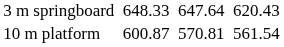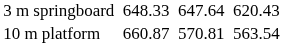(146, 34) 600.87 -> (146, 34) 660.87
(256, 34) 561.54 -> (256, 34) 563.54
